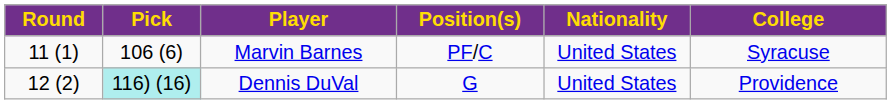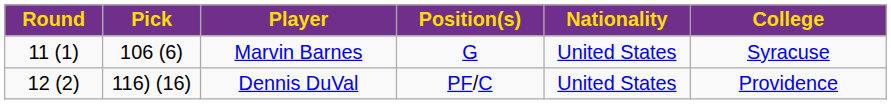(470, 51) PF/C -> (470, 51) G
(152, 83) paleturquoise background -> (152, 83) no background
(470, 83) G -> (470, 83) PF/C
